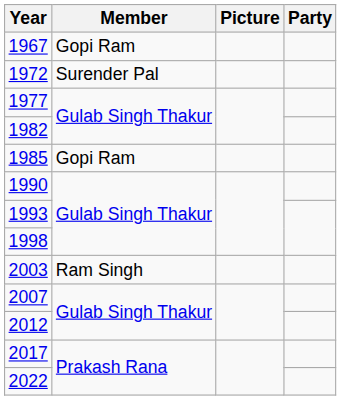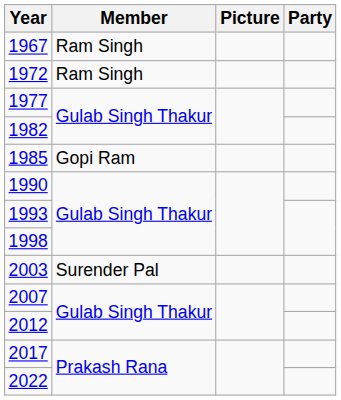(95, 46) Gopi Ram -> (99, 46) Ram Singh
(107, 74) Surender Pal -> (99, 74) Ram Singh
(99, 269) Ram Singh -> (107, 269) Surender Pal
